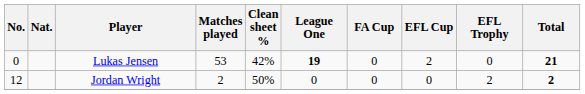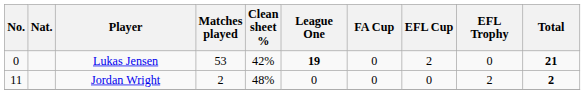(16, 80) 12 -> (16, 80) 11
(263, 80) 50% -> (263, 80) 48%
